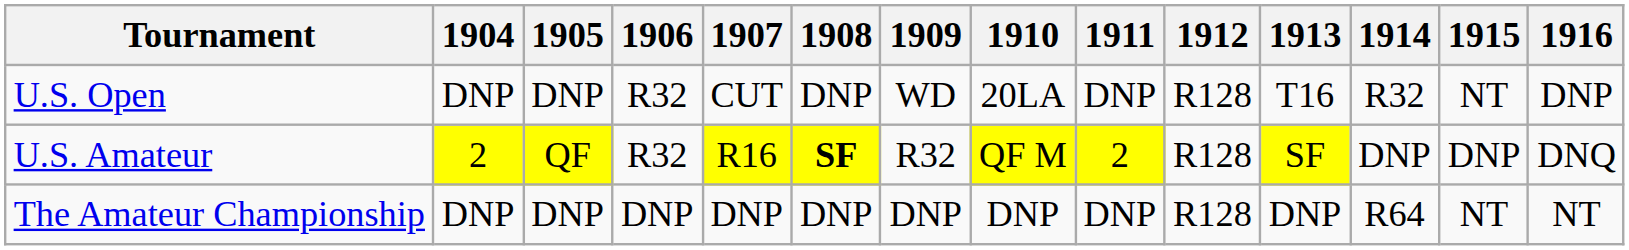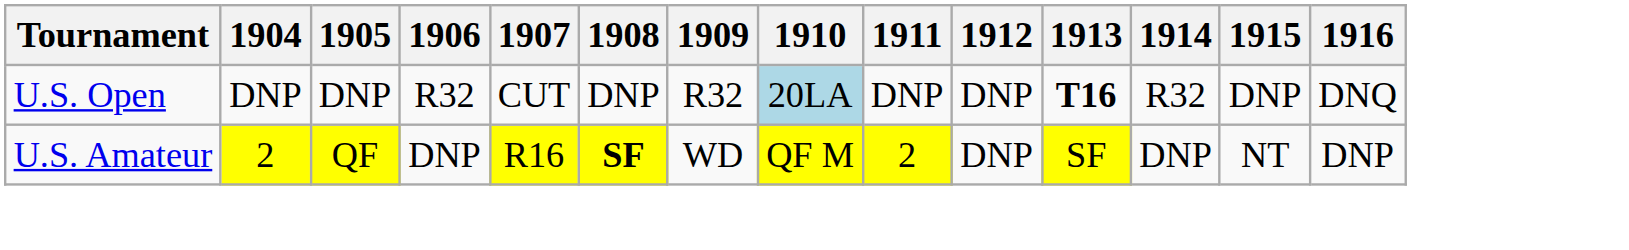(926, 94) WD -> (713, 94) R32
(1023, 94) no background -> (810, 94) lightblue background
(1212, 94) R128 -> (997, 94) DNP
(1305, 94) normal -> (1086, 94) bold
(1484, 94) NT -> (1265, 94) DNP
(1577, 94) DNP -> (1358, 94) DNQ
(657, 154) R32 -> (444, 154) DNP
(926, 154) R32 -> (713, 154) WD
(1212, 154) R128 -> (997, 154) DNP
(1484, 154) DNP -> (1265, 154) NT
(1577, 154) DNQ -> (1358, 154) DNP
- row: (219, 214)
